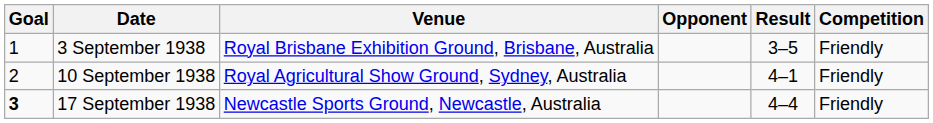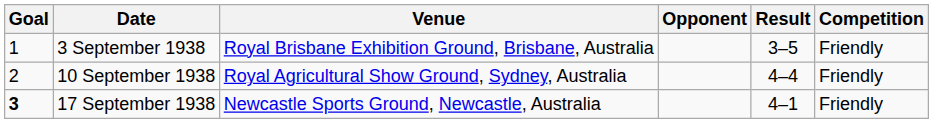(783, 76) 4–1 -> (783, 76) 4–4
(783, 105) 4–4 -> (783, 105) 4–1
